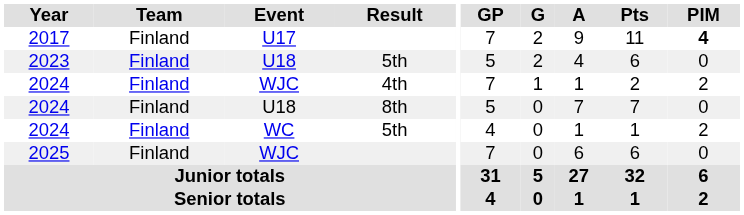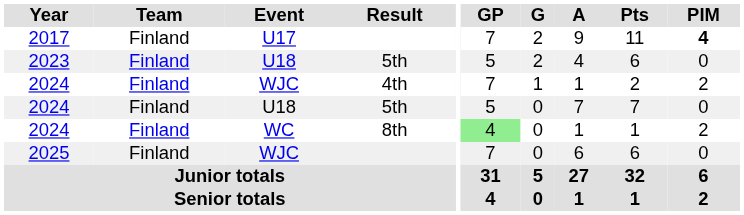(395, 107) 8th -> (395, 107) 5th
(395, 130) 5th -> (395, 130) 8th
(490, 130) no background -> (490, 130) lightgreen background
